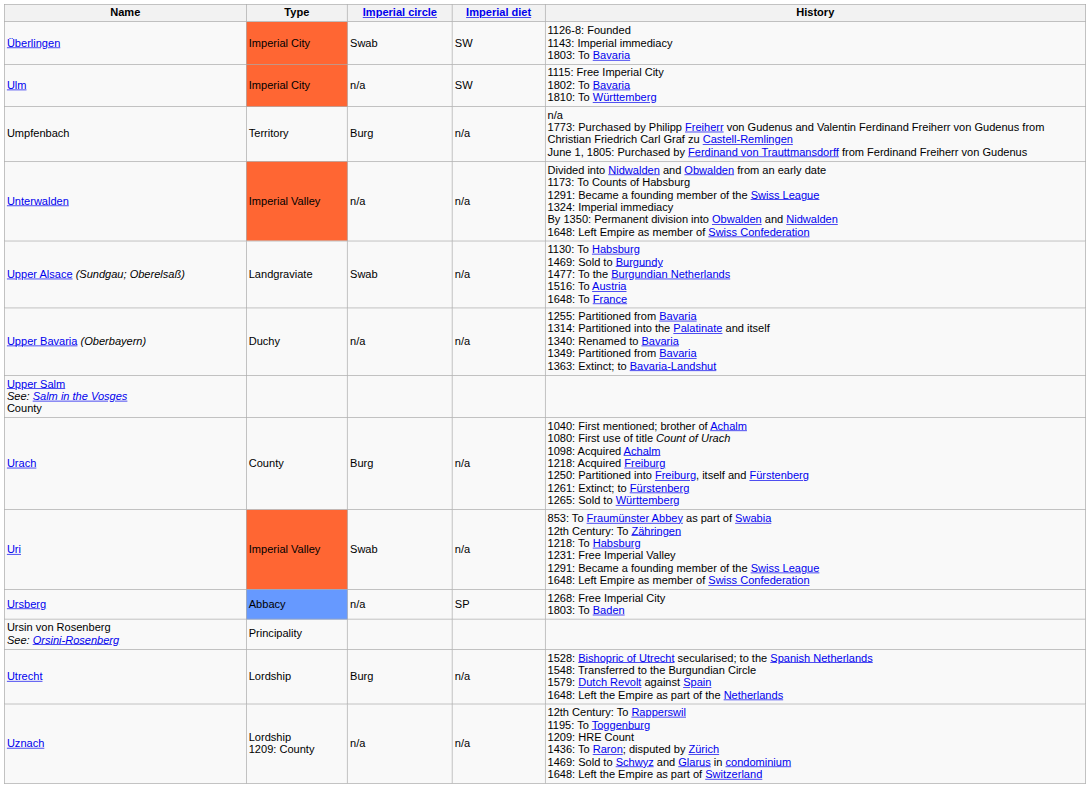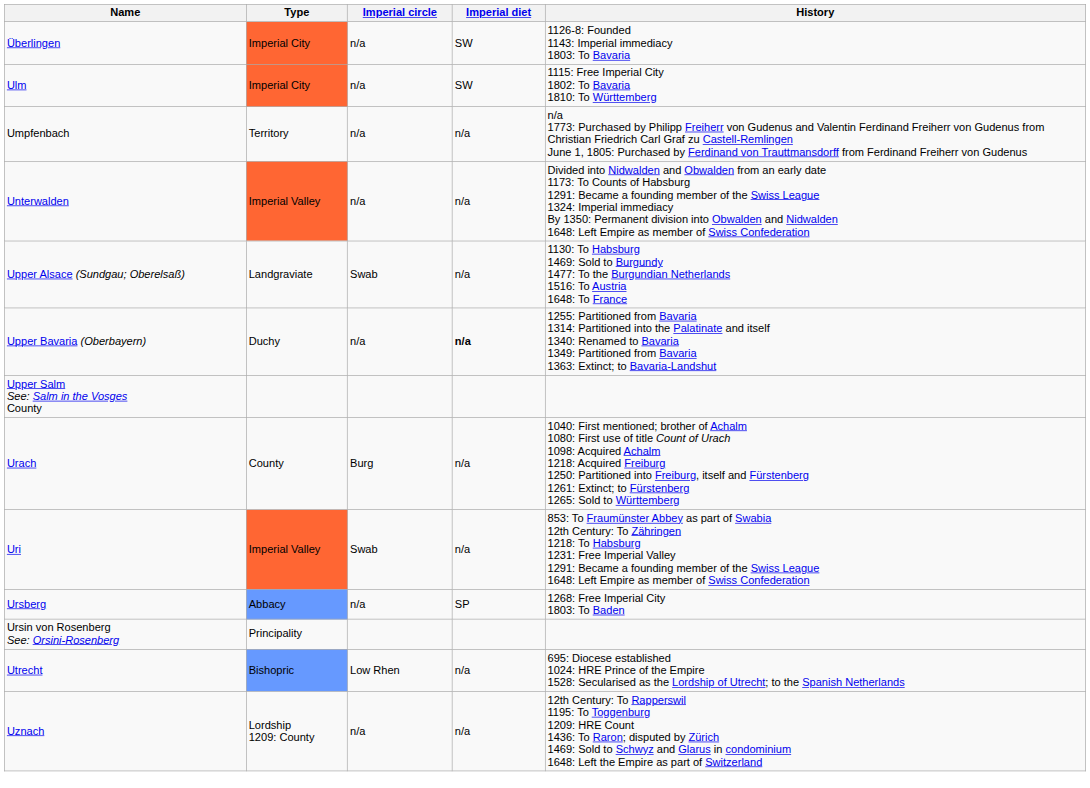(364, 43) Swab -> (358, 43) n/a
(362, 134) Burg -> (358, 134) n/a
(463, 341) normal -> (463, 341) bold
+ row: (25, 670)
- row: (25, 676)
